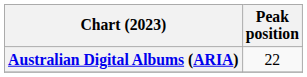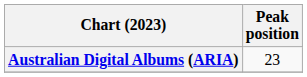(272, 59) 22 -> (272, 59) 23
